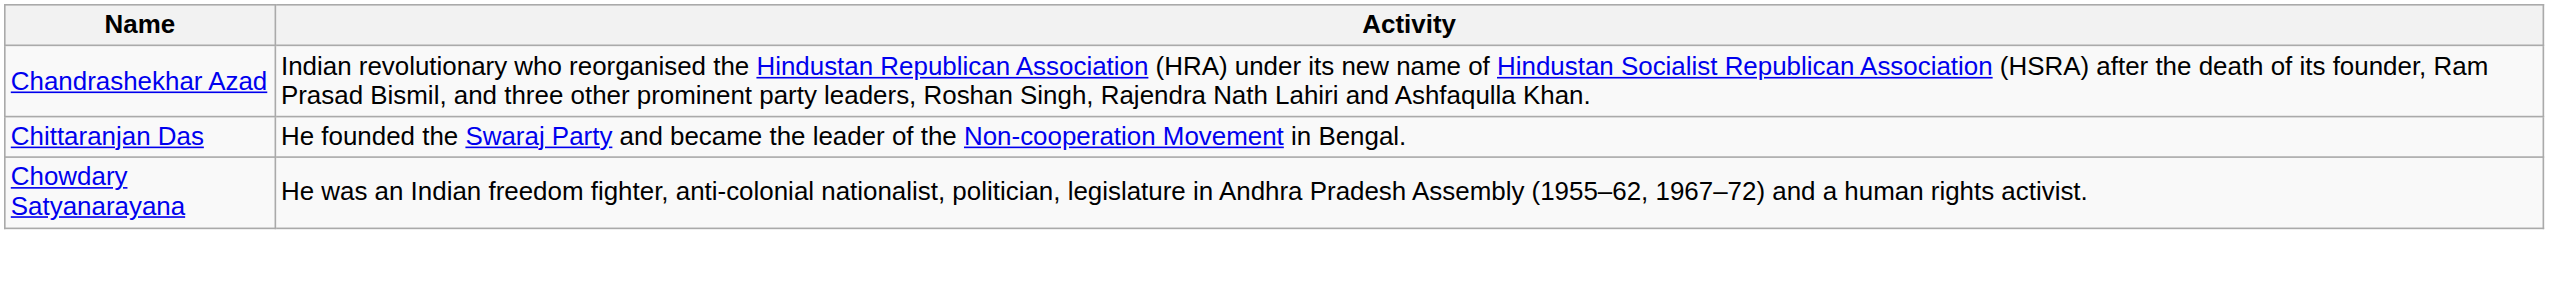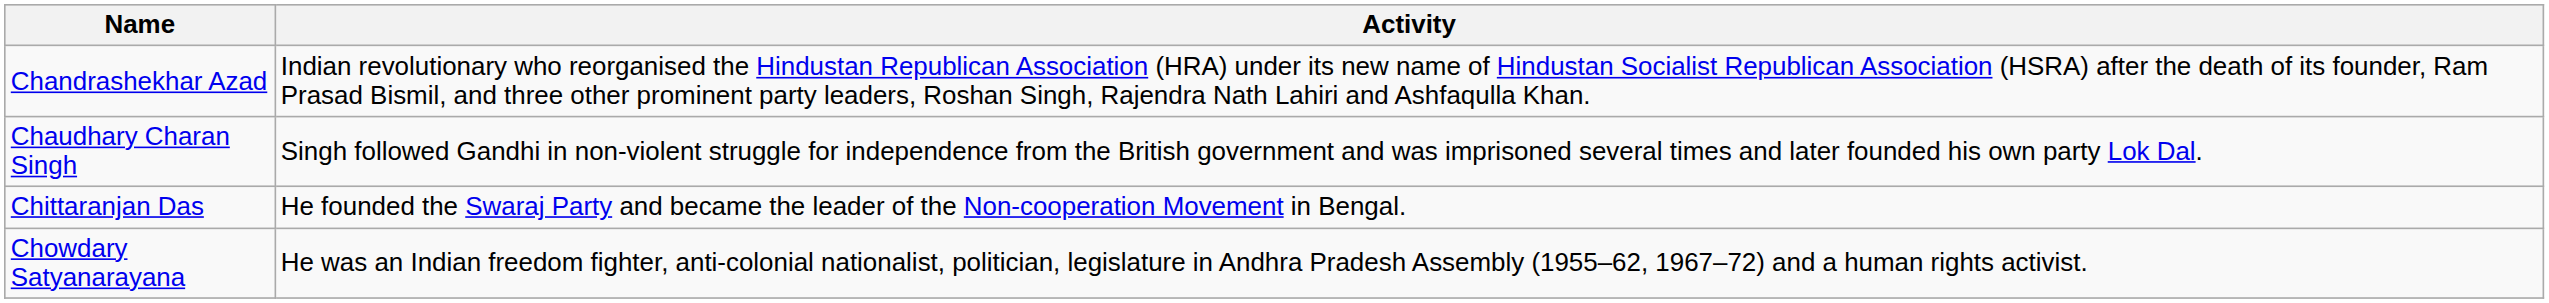+ row: (120, 151)
